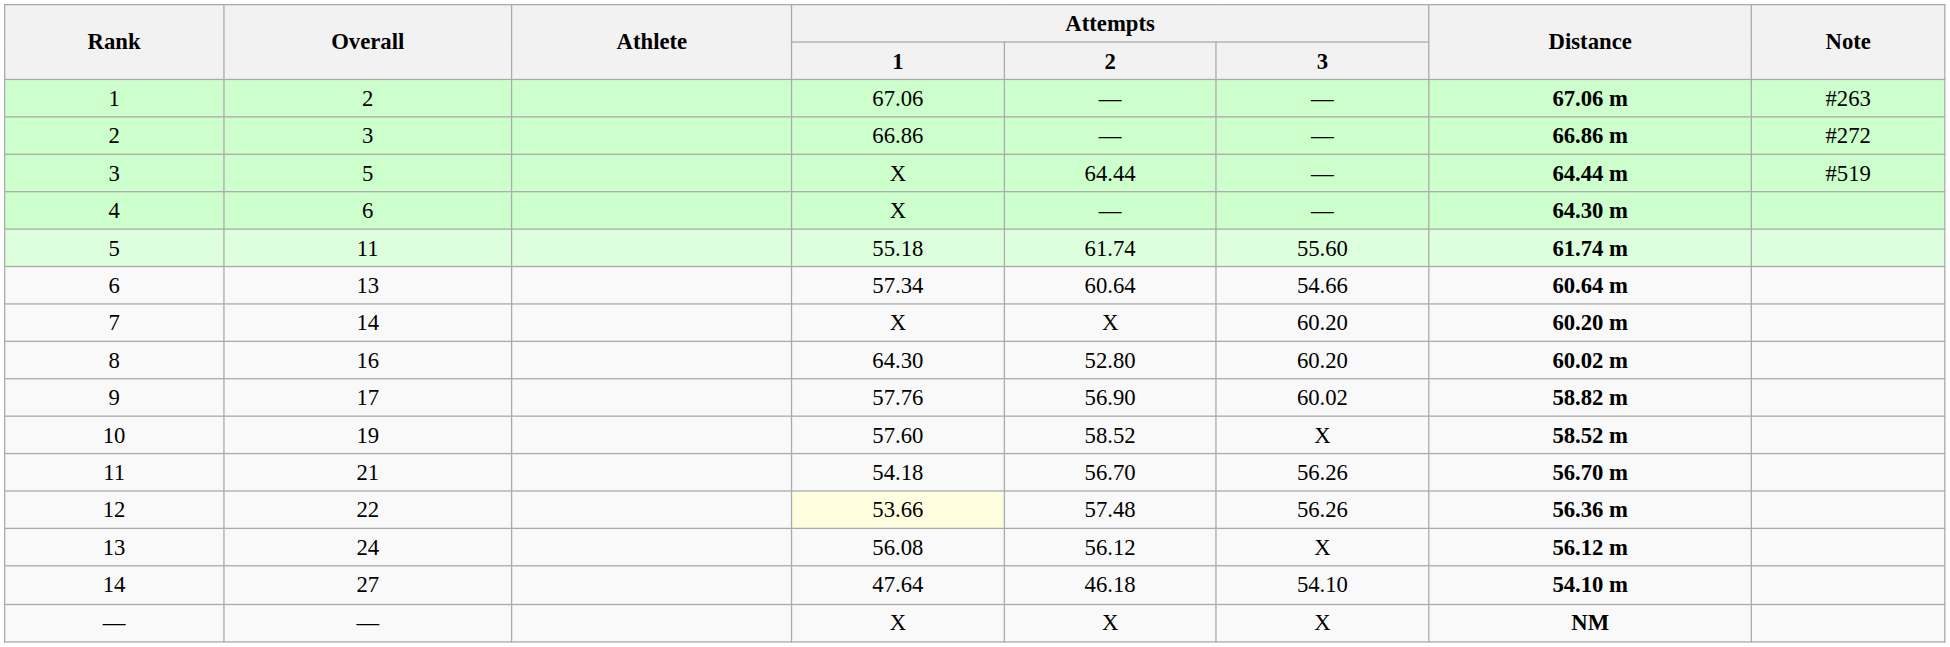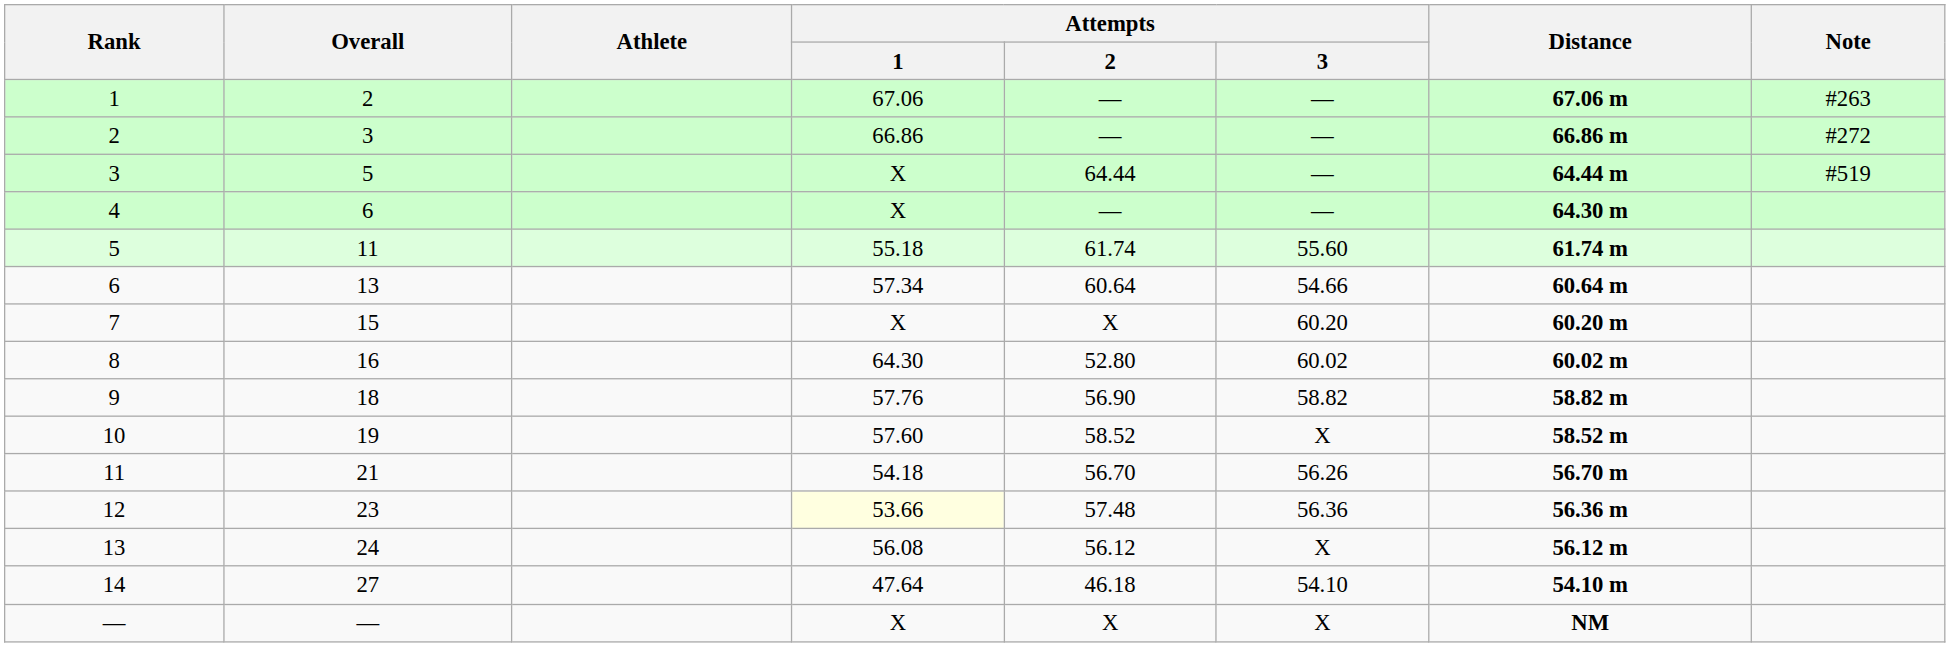(368, 322) 14 -> (368, 322) 15
(1322, 359) 60.20 -> (1322, 359) 60.02
(368, 397) 17 -> (368, 397) 18
(1322, 397) 60.02 -> (1322, 397) 58.82
(368, 509) 22 -> (368, 509) 23
(1322, 509) 56.26 -> (1322, 509) 56.36
